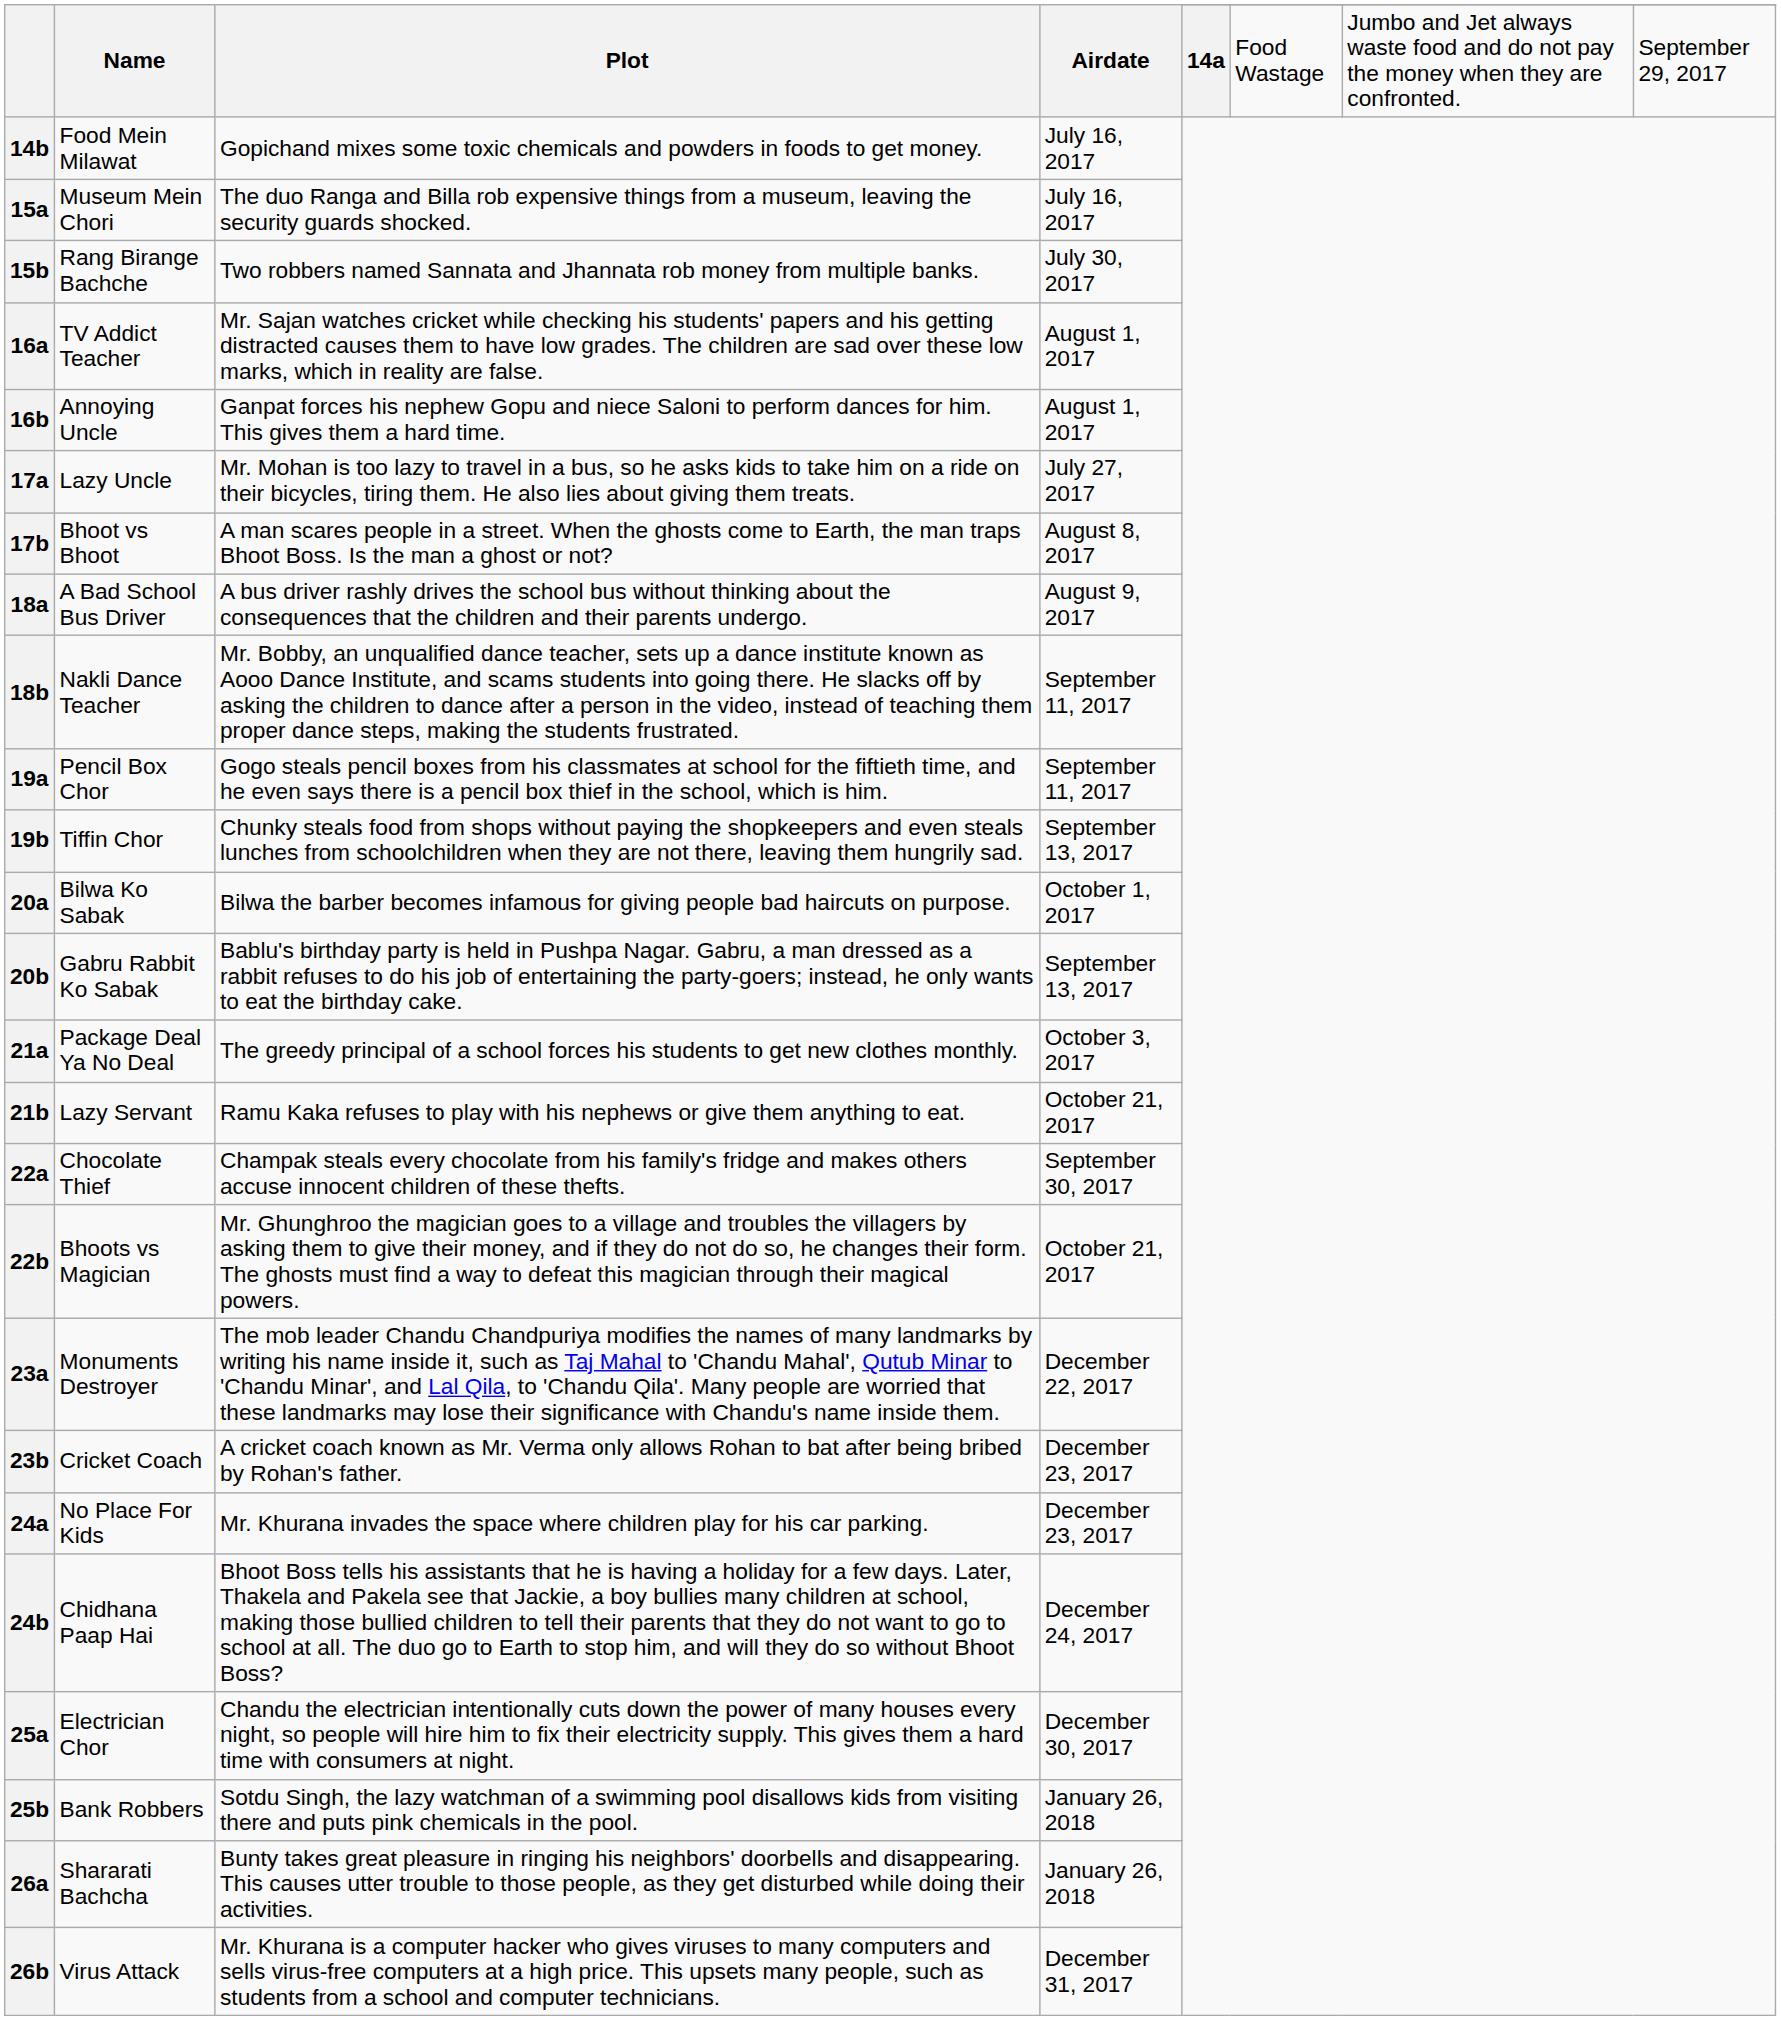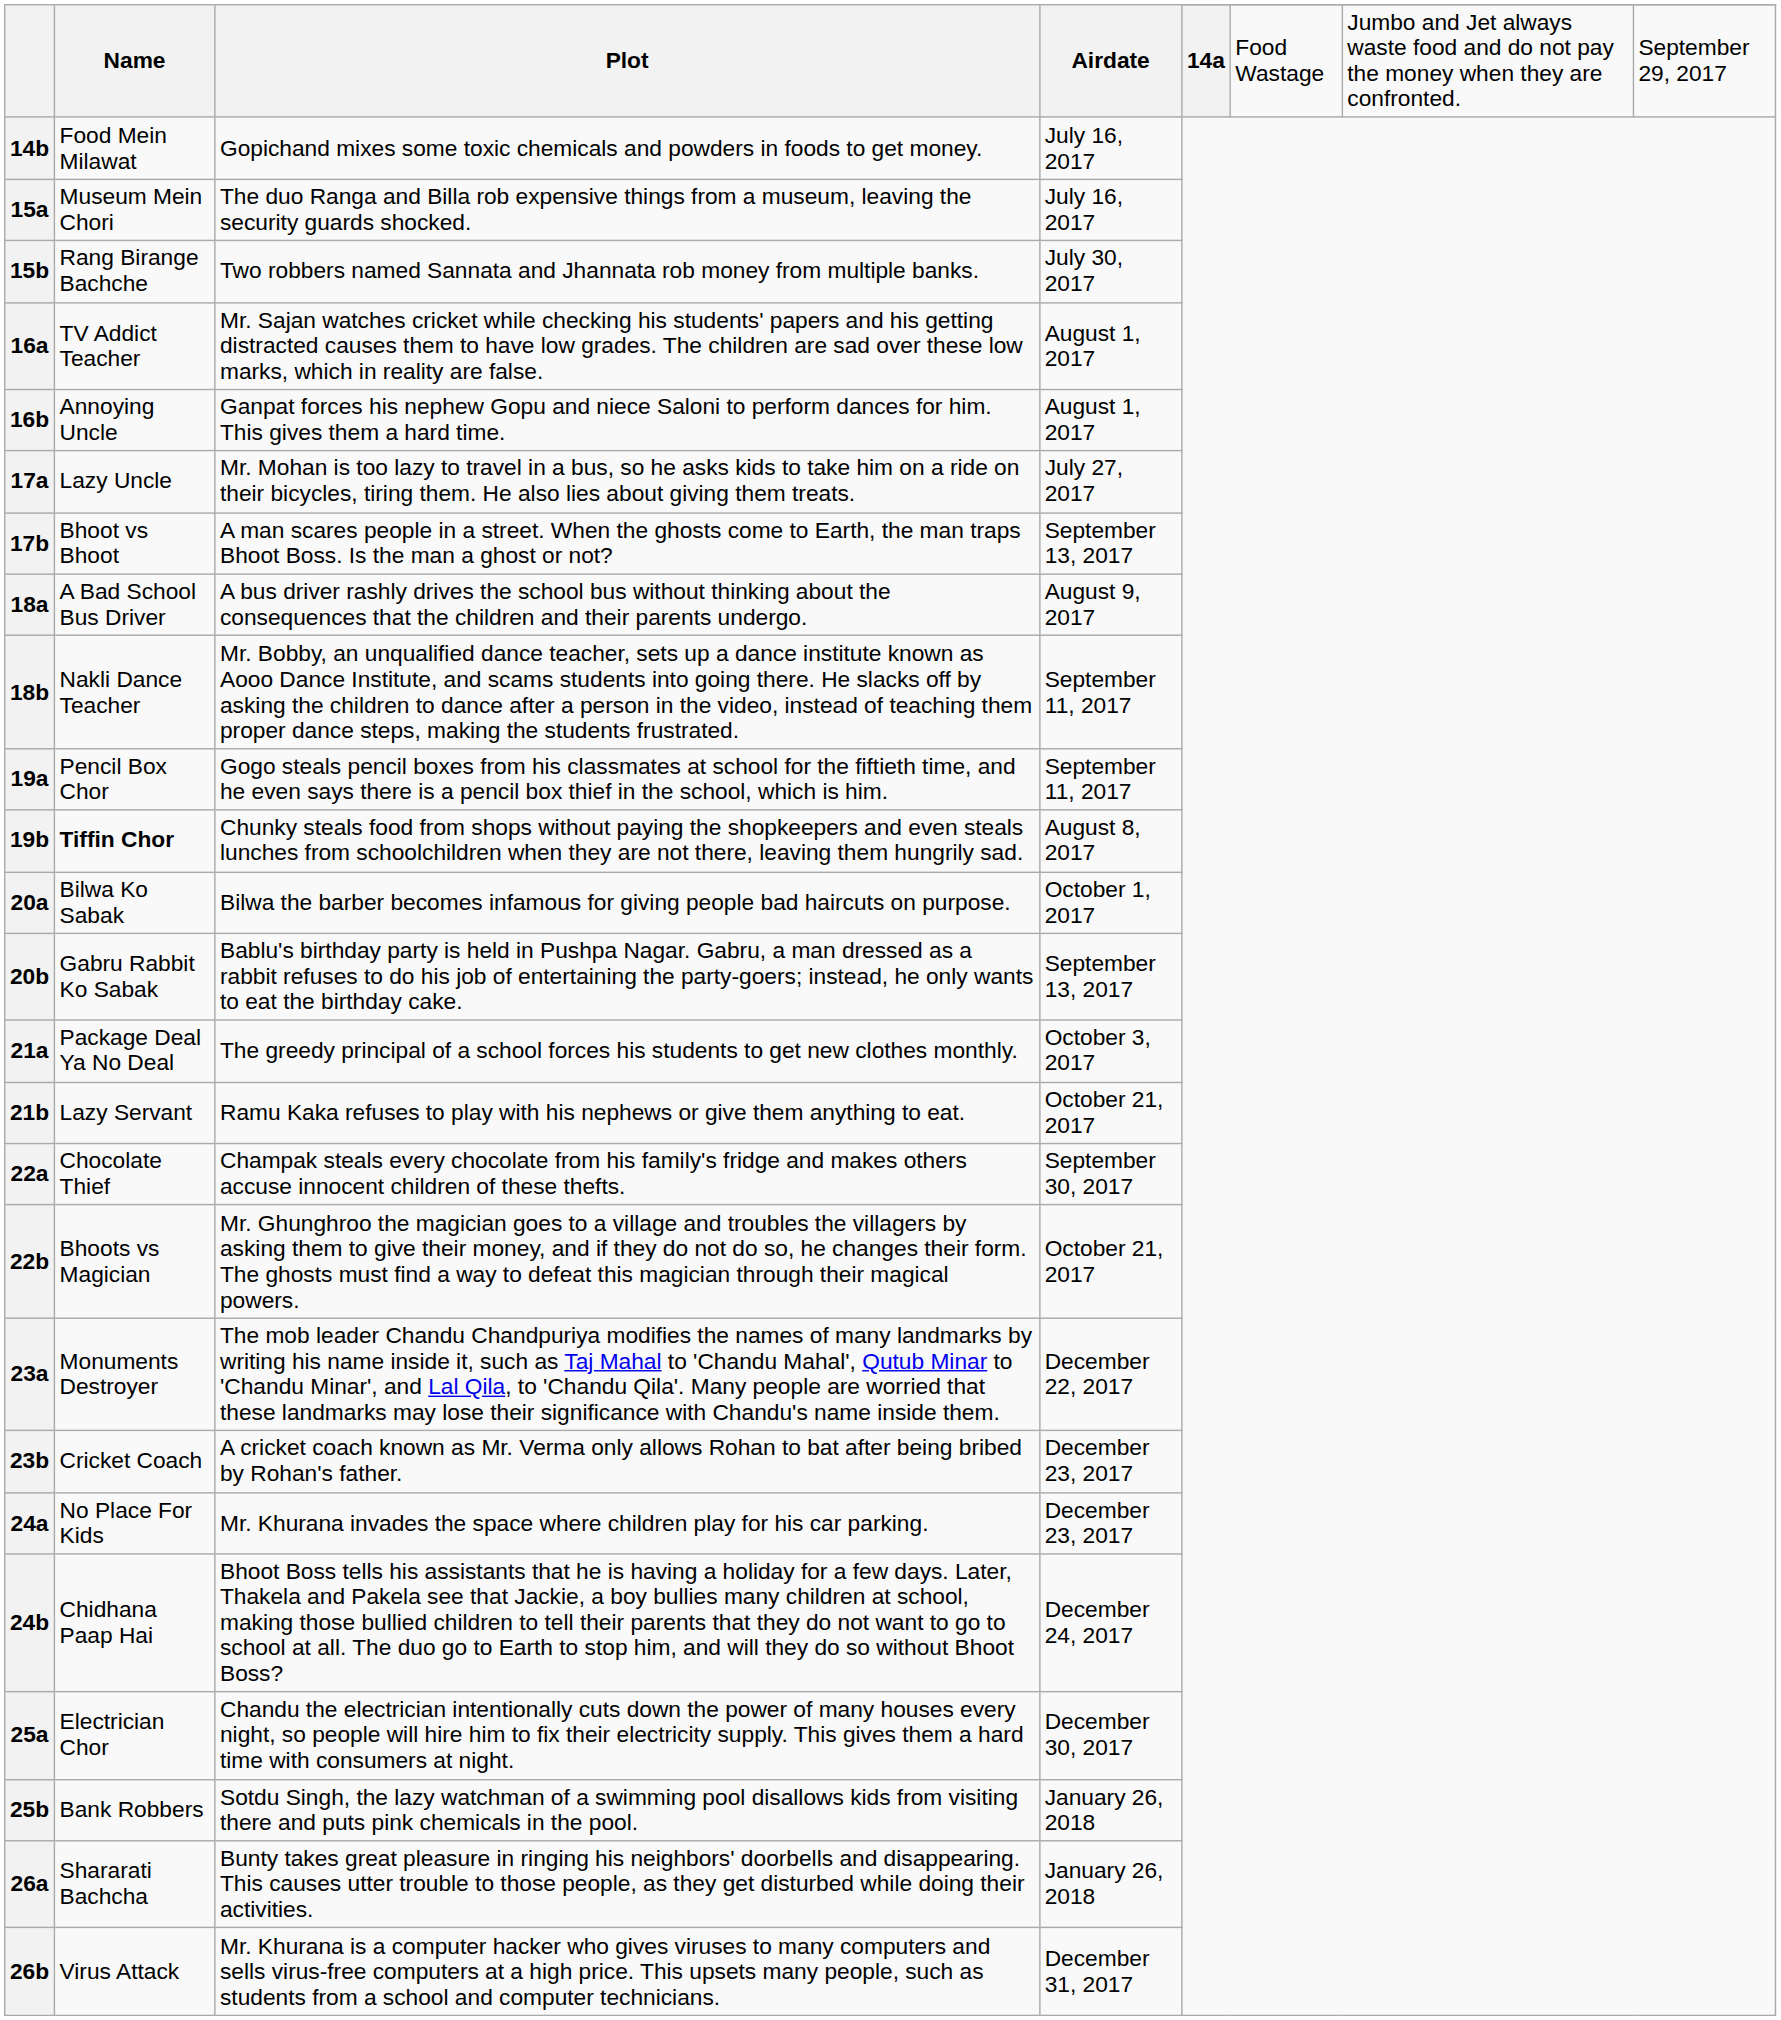(1093, 543) August 8, 2017 -> (1100, 543) September 13, 2017
(111, 840) normal -> (117, 840) bold
(1100, 840) September 13, 2017 -> (1093, 840) August 8, 2017
